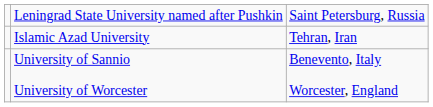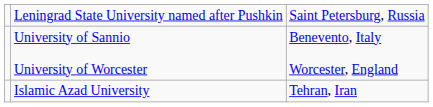rows swapped: (82, 37) <-> (81, 75)
